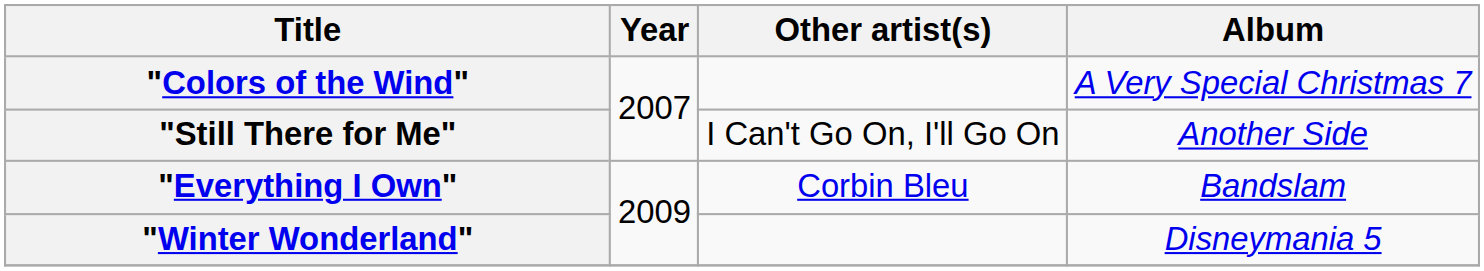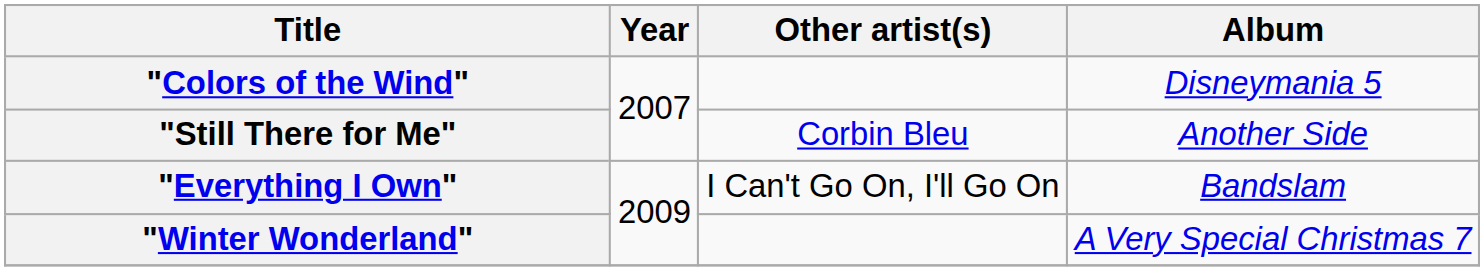(1273, 82) A Very Special Christmas 7 -> (1273, 82) Disneymania 5
(883, 134) I Can't Go On, I'll Go On -> (883, 134) Corbin Bleu
(883, 186) Corbin Bleu -> (883, 186) I Can't Go On, I'll Go On
(1273, 238) Disneymania 5 -> (1273, 238) A Very Special Christmas 7
